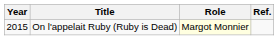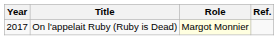(17, 27) 2015 -> (17, 27) 2017
